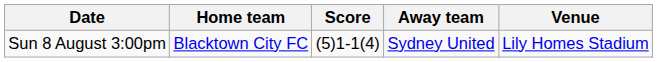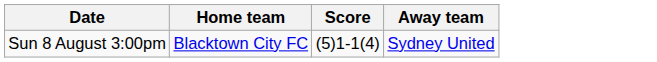- column: (575, 17)
